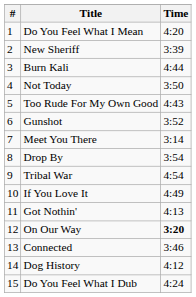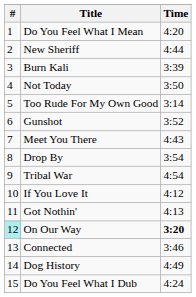(173, 49) 3:39 -> (173, 49) 4:44
(173, 67) 4:44 -> (173, 67) 3:39
(173, 103) 4:43 -> (173, 103) 3:14
(173, 139) 3:14 -> (173, 139) 4:43
(173, 193) 4:49 -> (173, 193) 4:12
(13, 229) no background -> (13, 229) paleturquoise background
(173, 265) 4:12 -> (173, 265) 4:49
